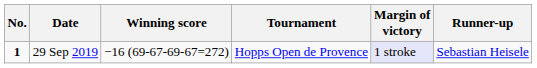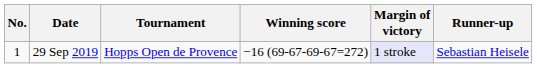columns swapped: (301, 23) <-> (166, 23)
(17, 52) bold -> (17, 52) normal
